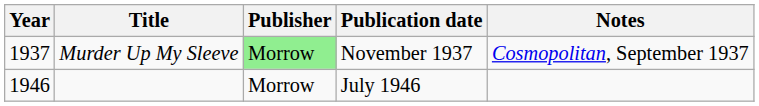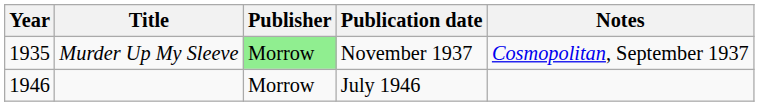(30, 52) 1937 -> (30, 52) 1935
